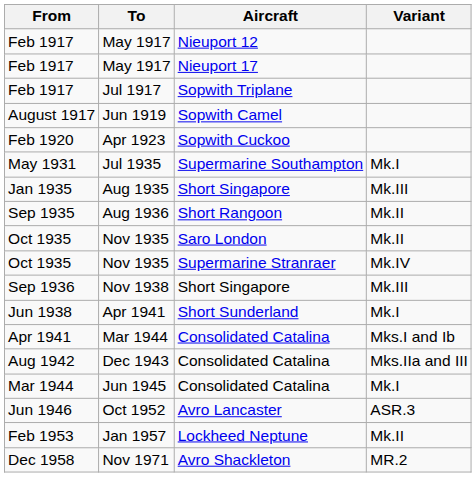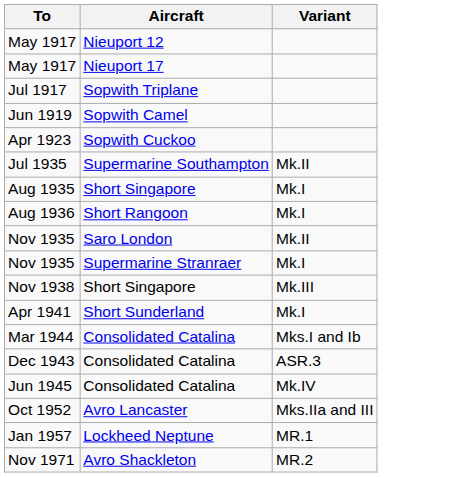- column: (52, 16)
(385, 164) Mk.I -> (293, 164) Mk.II
(389, 189) Mk.III -> (291, 189) Mk.I
(387, 213) Mk.II -> (291, 213) Mk.I
(390, 262) Mk.IV -> (291, 262) Mk.I
(419, 361) Mks.IIa and III -> (298, 361) ASR.3
(385, 386) Mk.I -> (296, 386) Mk.IV
(393, 410) ASR.3 -> (325, 410) Mks.IIa and III
(387, 435) Mk.II -> (295, 435) MR.1
